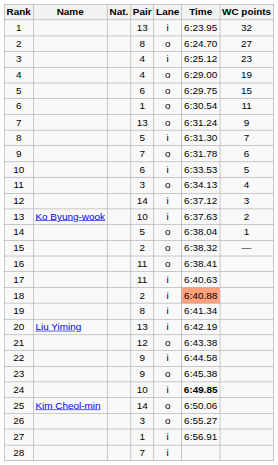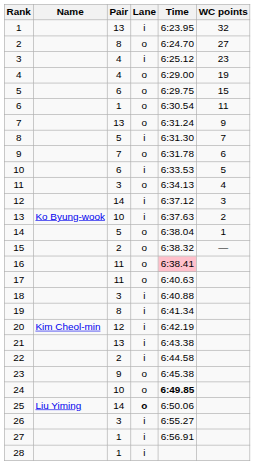- column: (119, 12)
(201, 264) no background -> (177, 264) pink background
(168, 279) i -> (144, 279) o
(142, 295) 2 -> (119, 295) 3
(201, 295) lightsalmon background -> (177, 295) no background
(58, 327) Liu Yiming -> (68, 327) Kim Cheol-min
(142, 327) 13 -> (119, 327) 12
(142, 342) 12 -> (119, 342) 13
(168, 342) o -> (144, 342) i
(142, 358) 9 -> (119, 358) 2
(168, 389) i -> (144, 389) o
(68, 405) Kim Cheol-min -> (58, 405) Liu Yiming
(168, 405) normal -> (144, 405) bold
(168, 421) o -> (144, 421) i
(142, 452) 7 -> (119, 452) 1
